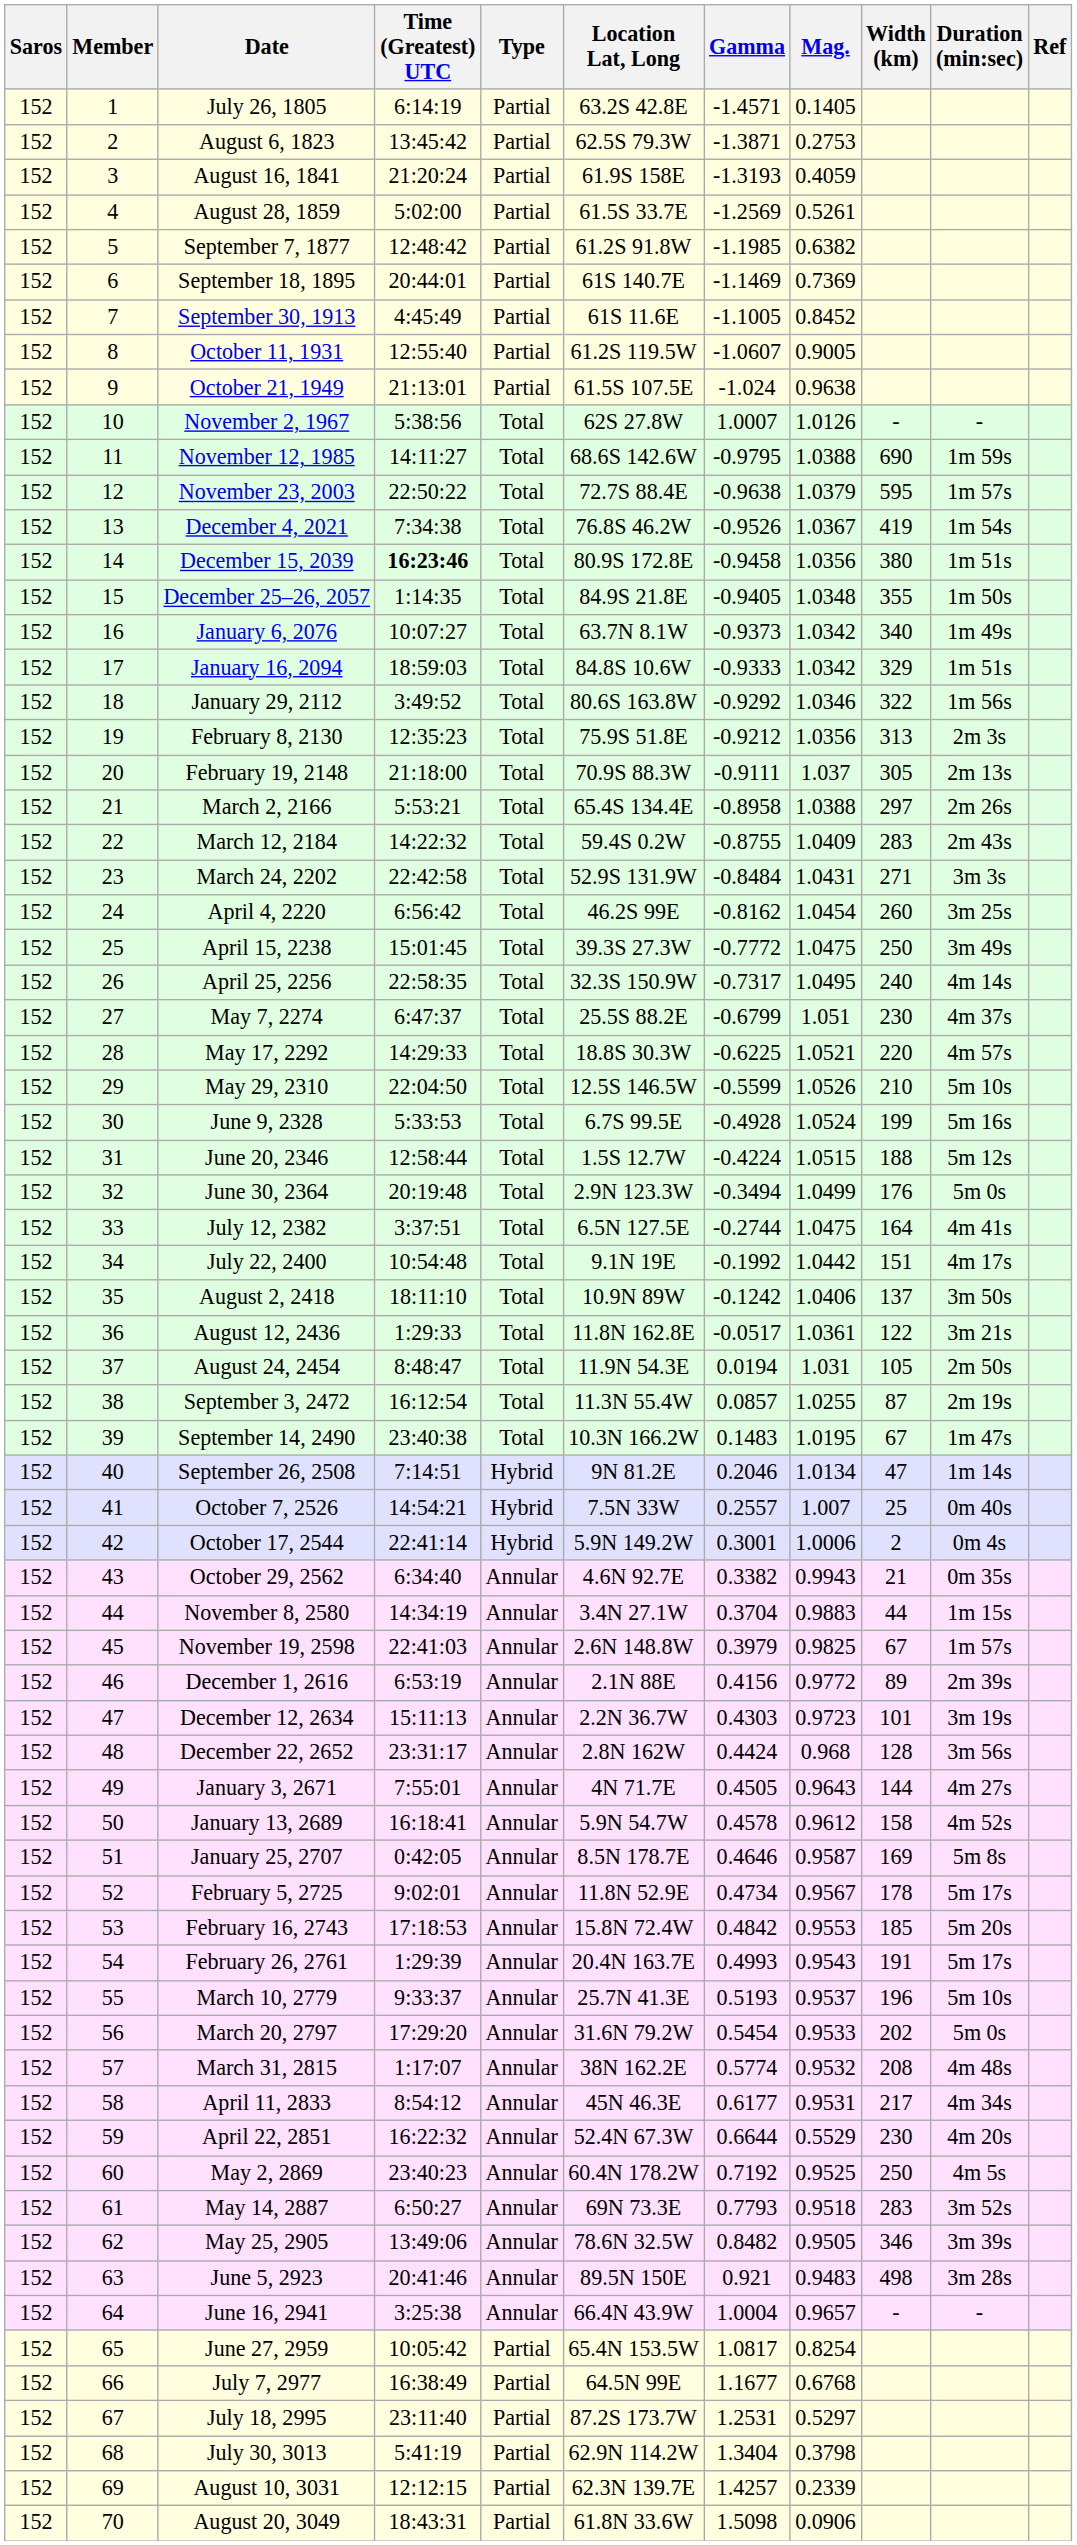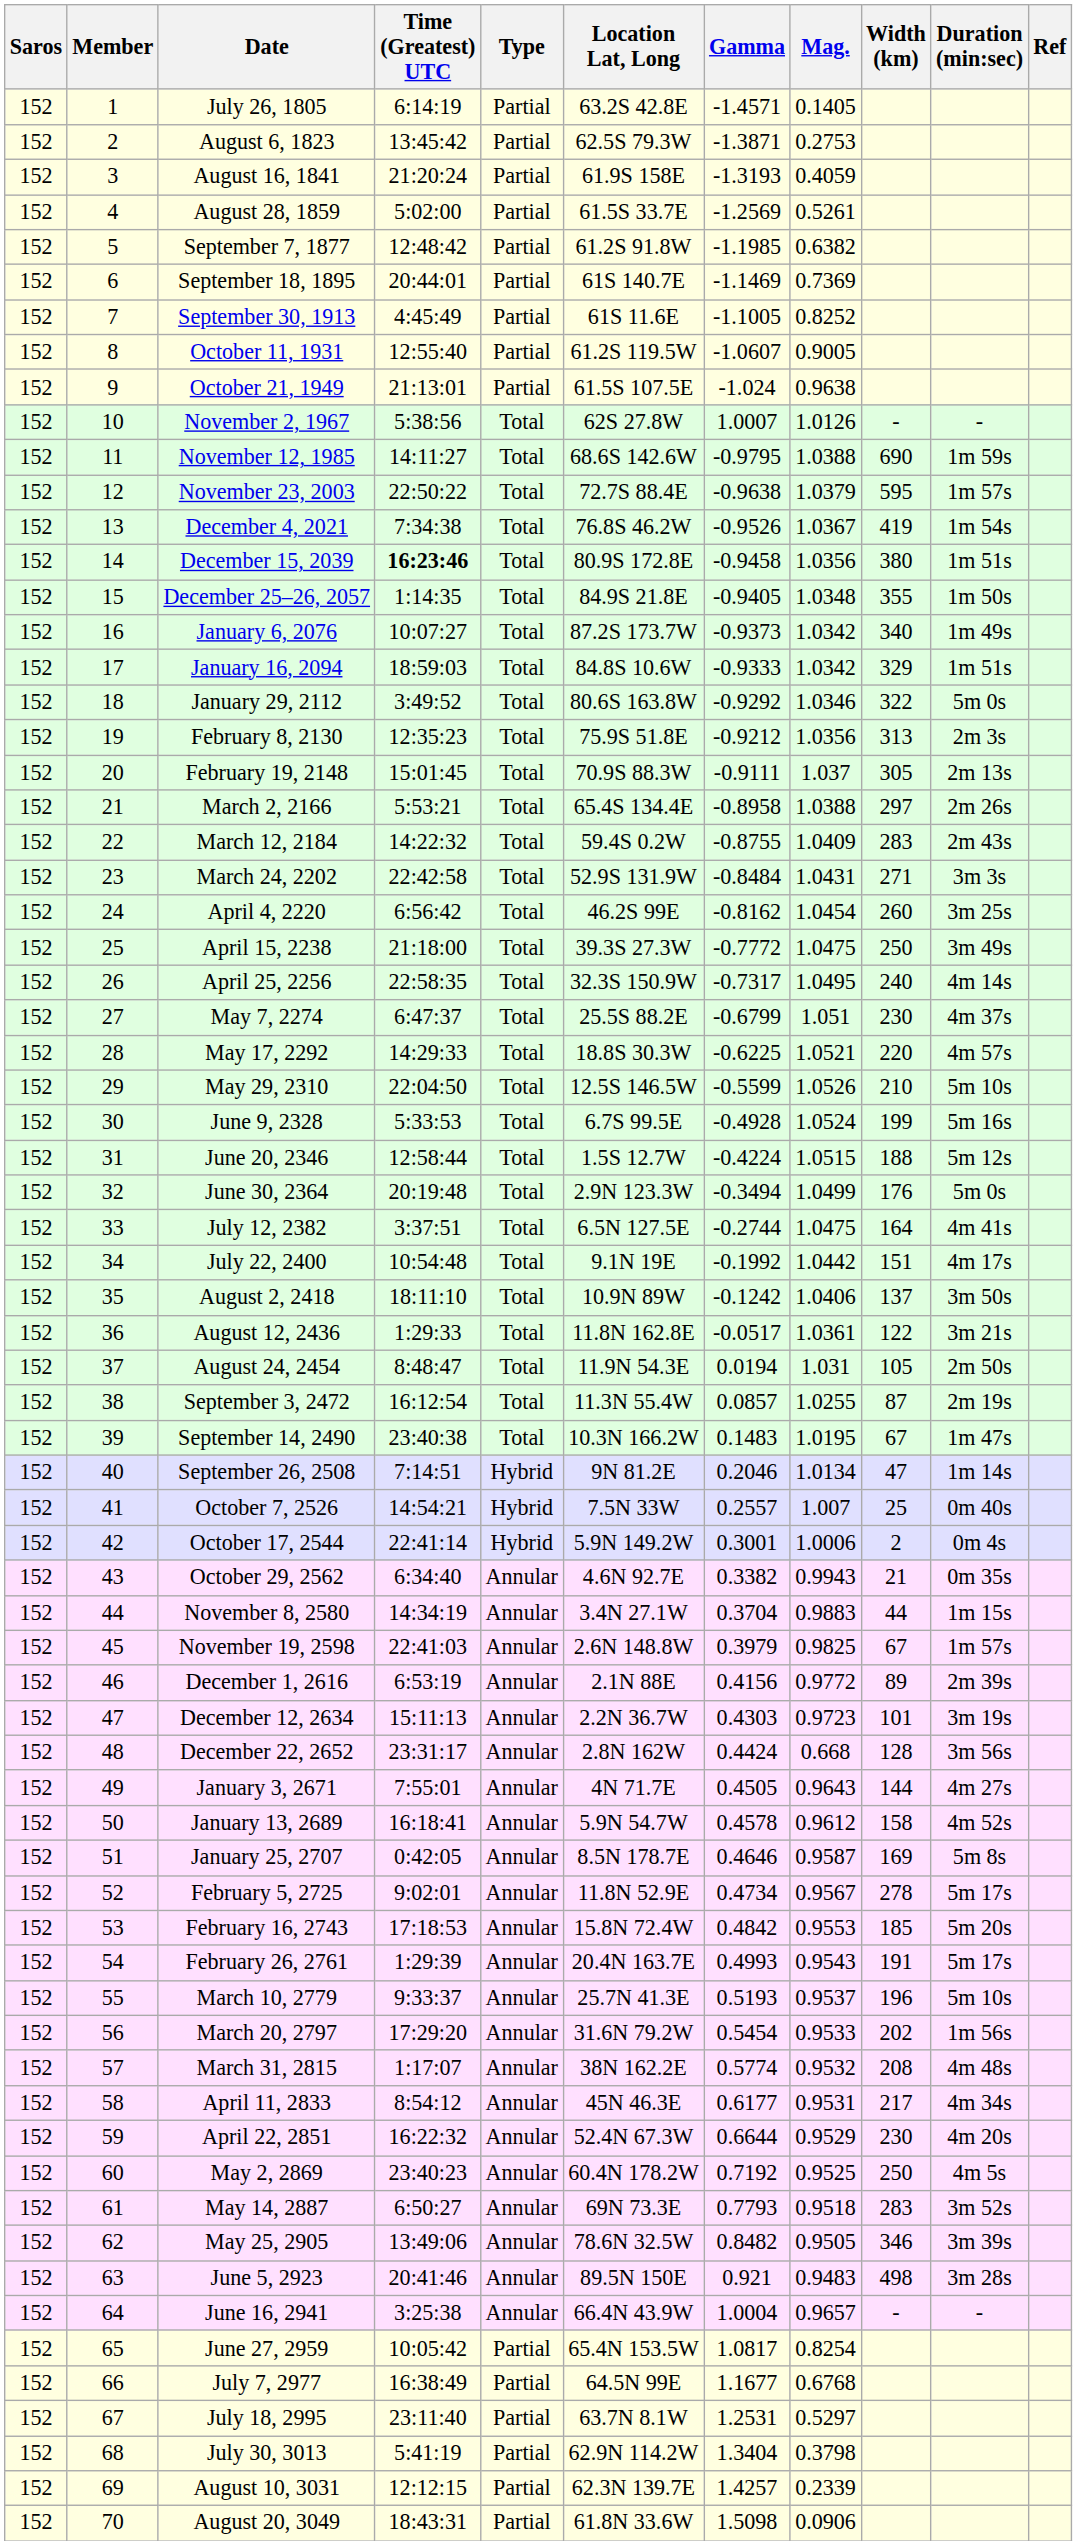(826, 316) 0.8452 -> (826, 316) 0.8252
(633, 631) 63.7N 8.1W -> (633, 631) 87.2S 173.7W
(980, 702) 1m 56s -> (980, 702) 5m 0s
(428, 772) 21:18:00 -> (428, 772) 15:01:45
(428, 947) 15:01:45 -> (428, 947) 21:18:00
(826, 1752) 0.968 -> (826, 1752) 0.668
(896, 1892) 178 -> (896, 1892) 278
(980, 2032) 5m 0s -> (980, 2032) 1m 56s
(826, 2137) 0.5529 -> (826, 2137) 0.9529
(633, 2417) 87.2S 173.7W -> (633, 2417) 63.7N 8.1W
